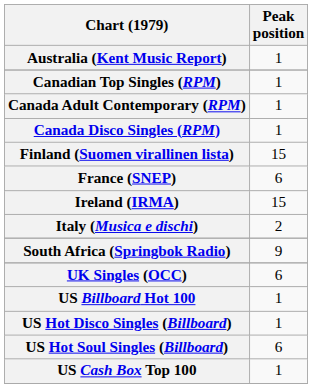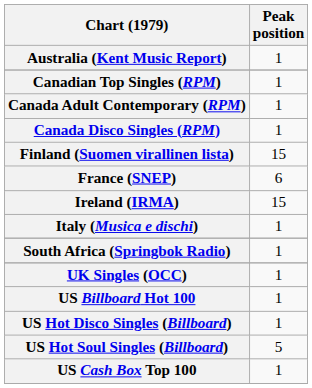(278, 226) 2 -> (278, 226) 1
(278, 250) 9 -> (278, 250) 1
(278, 274) 6 -> (278, 274) 1
(278, 347) 6 -> (278, 347) 5
